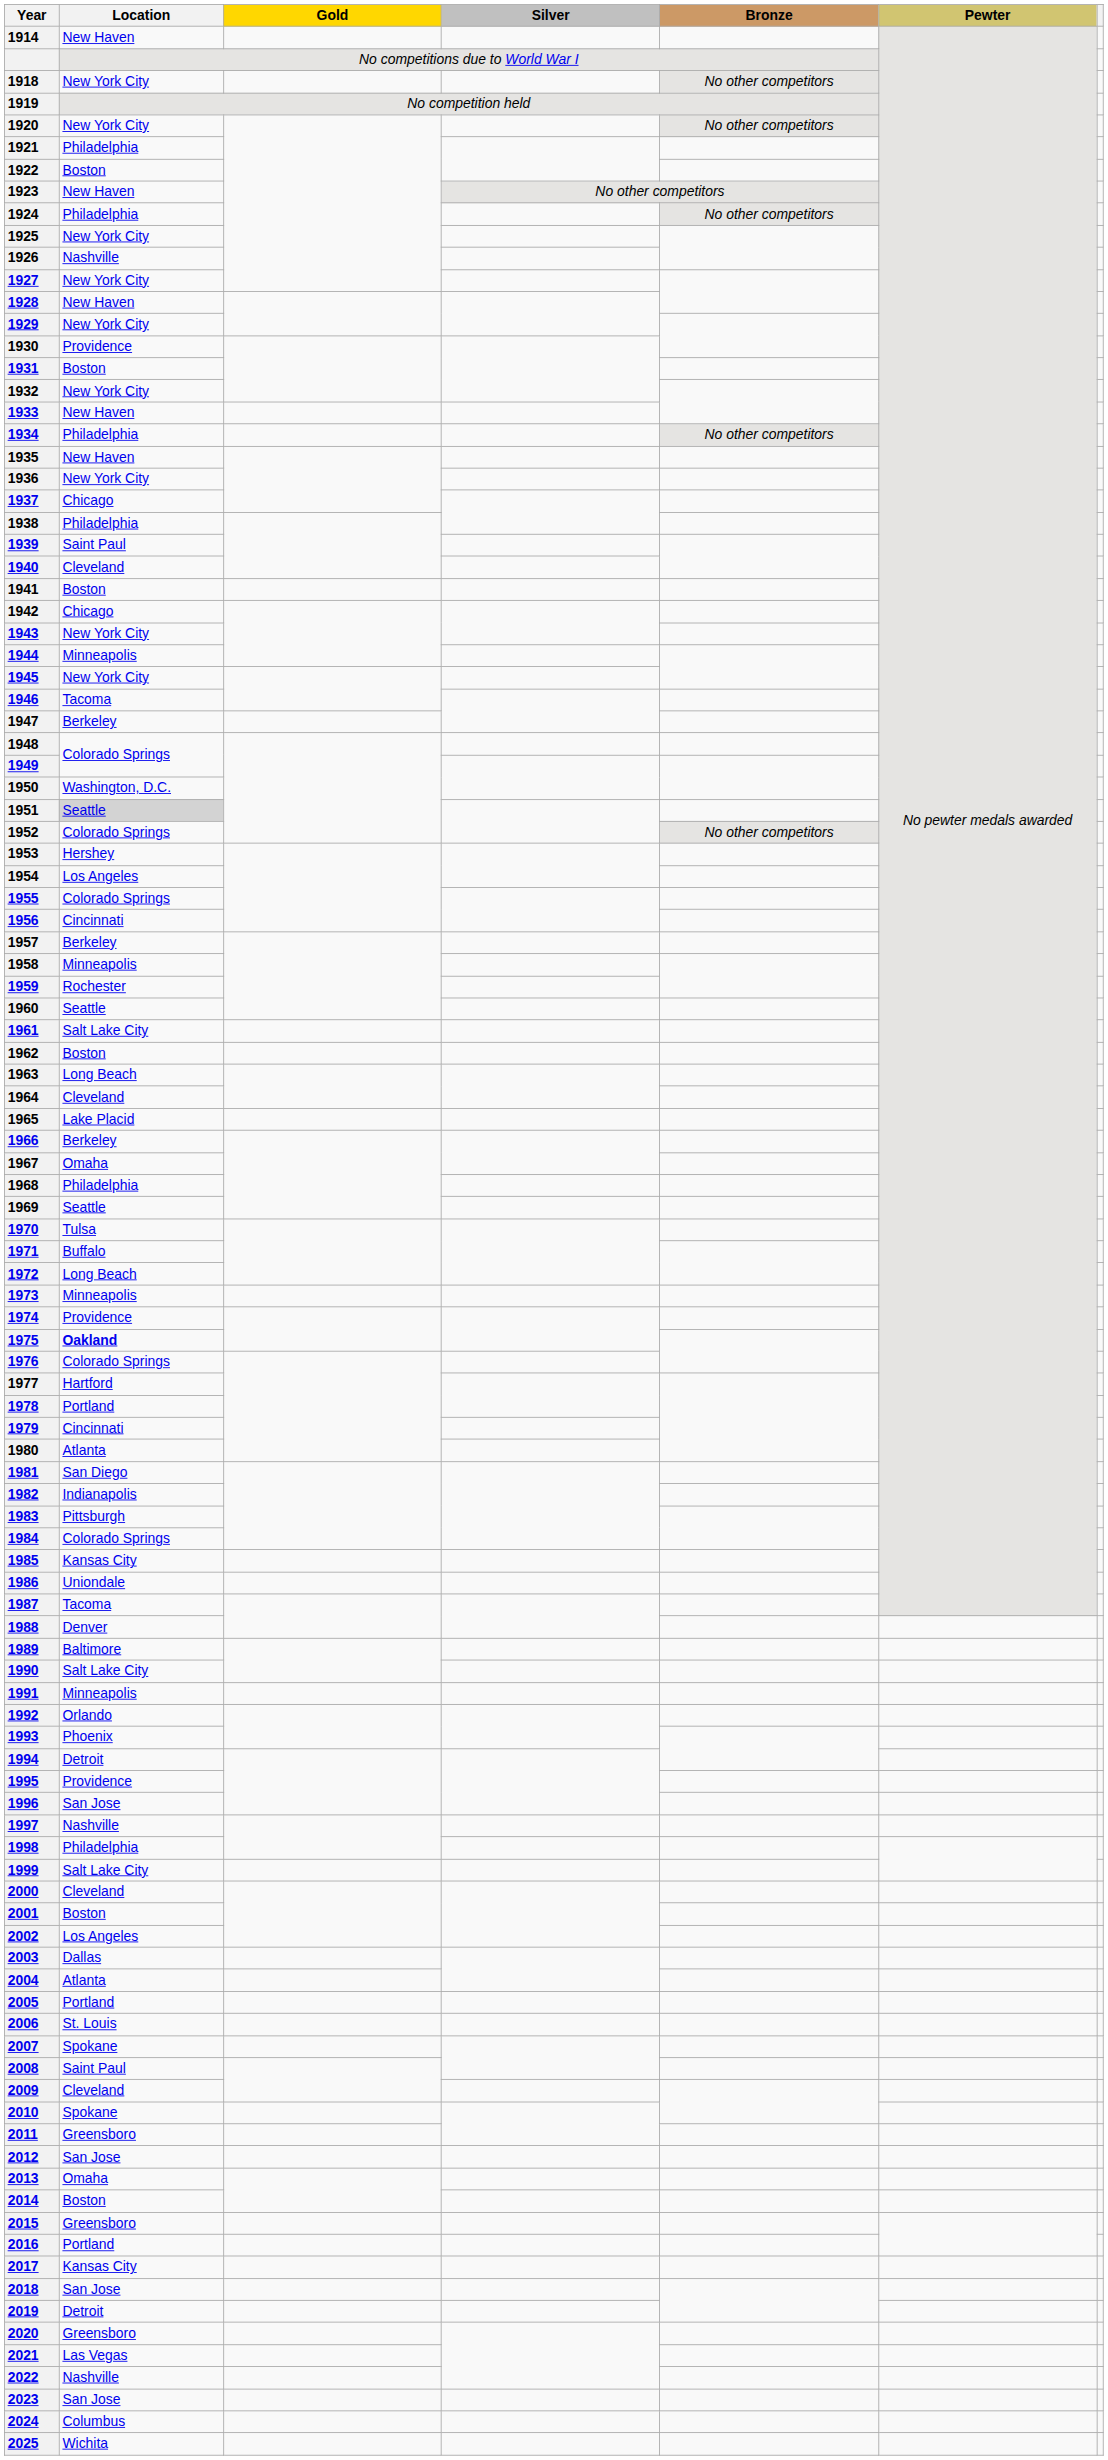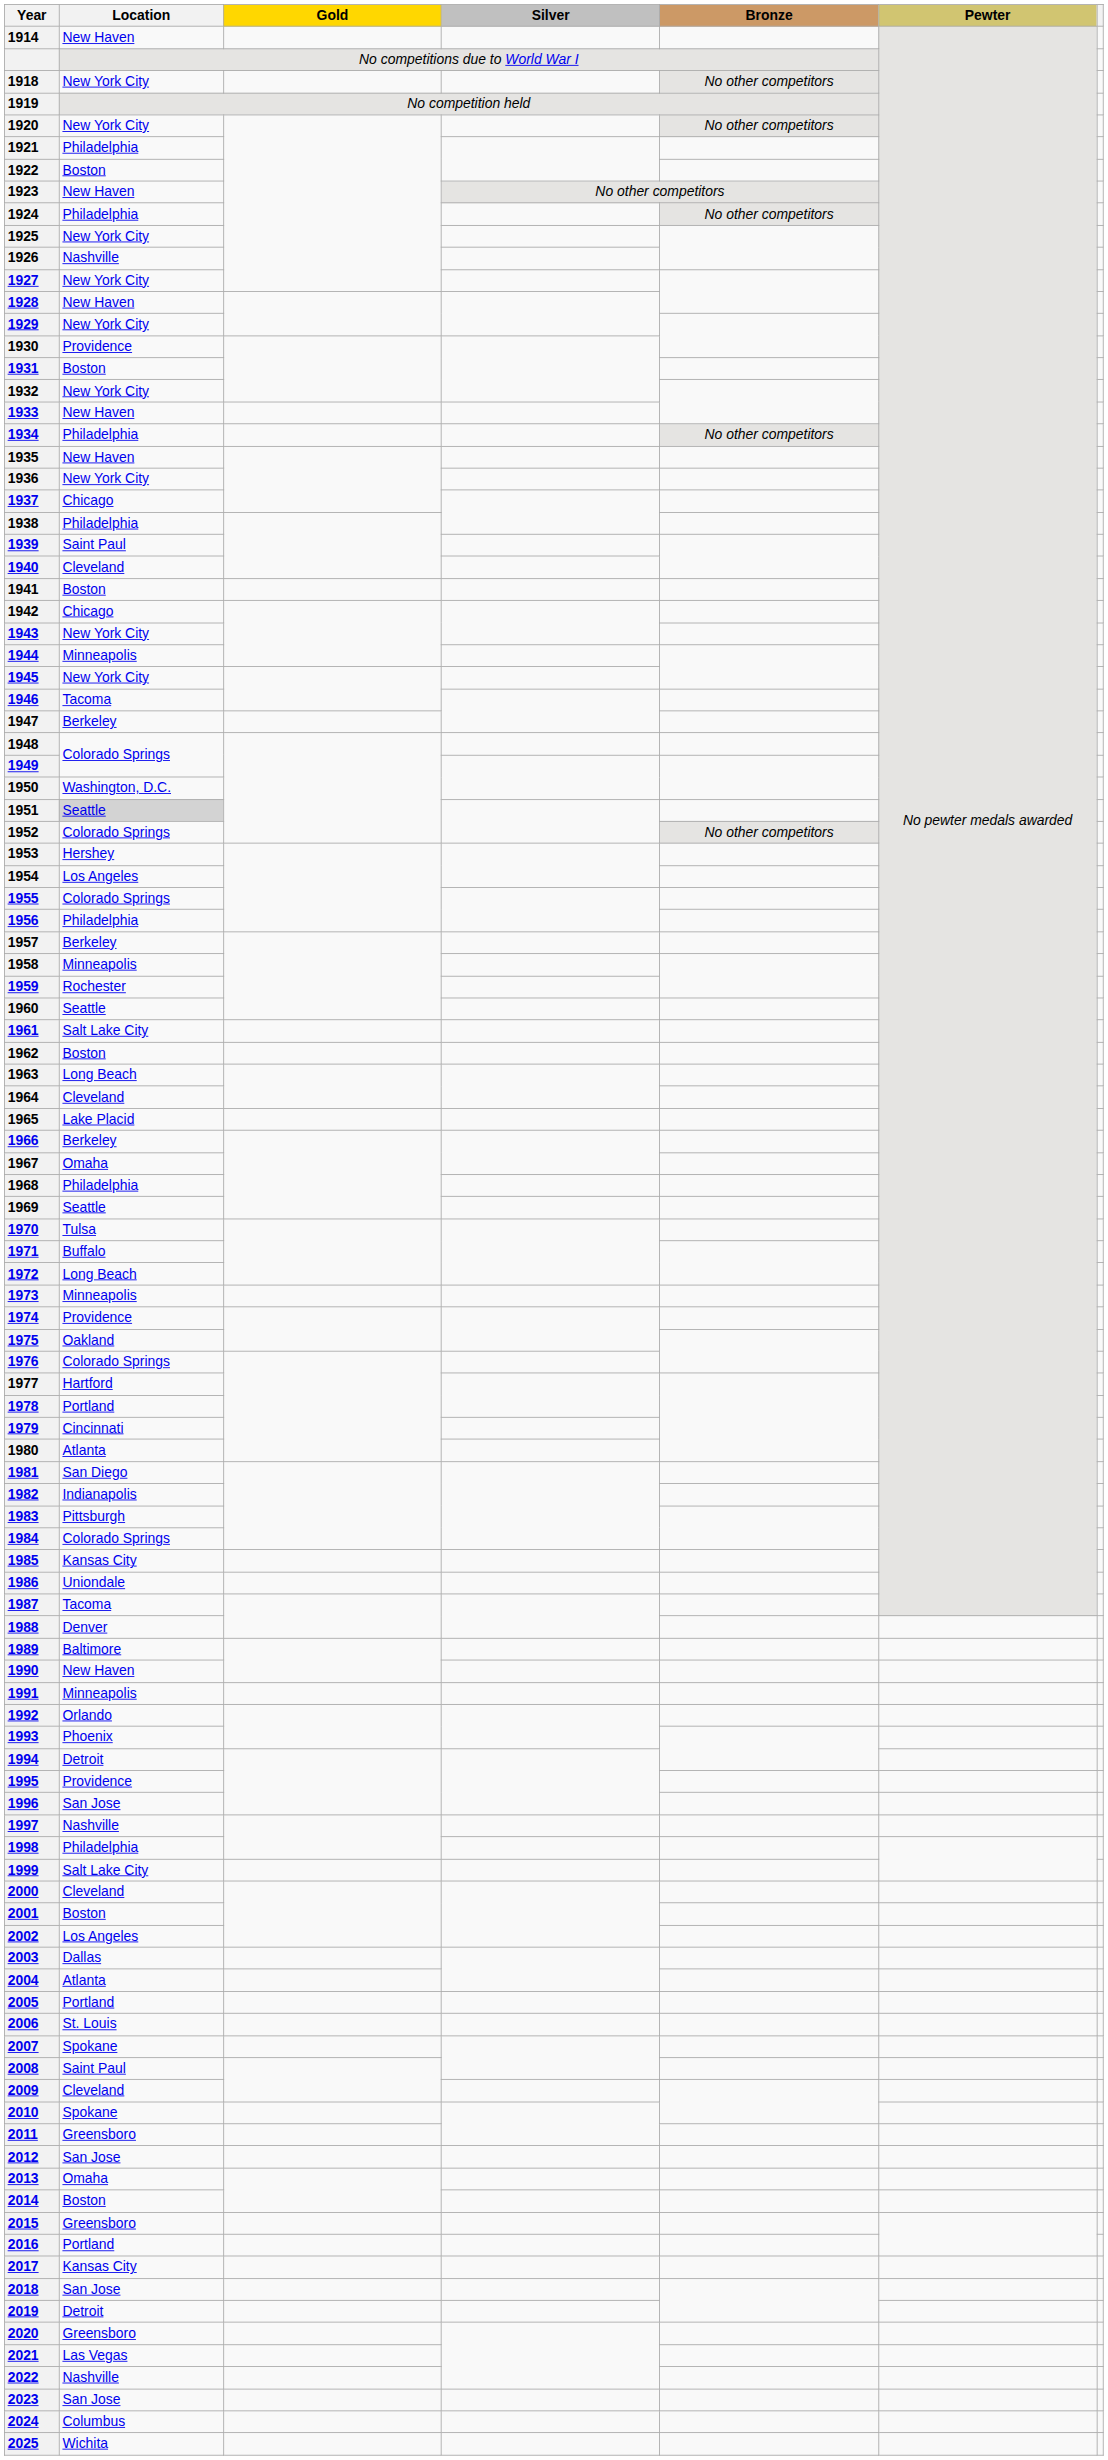(93, 920) Cincinnati -> (100, 920) Philadelphia
(90, 1340) bold -> (88, 1340) normal
(105, 1671) Salt Lake City -> (98, 1671) New Haven
